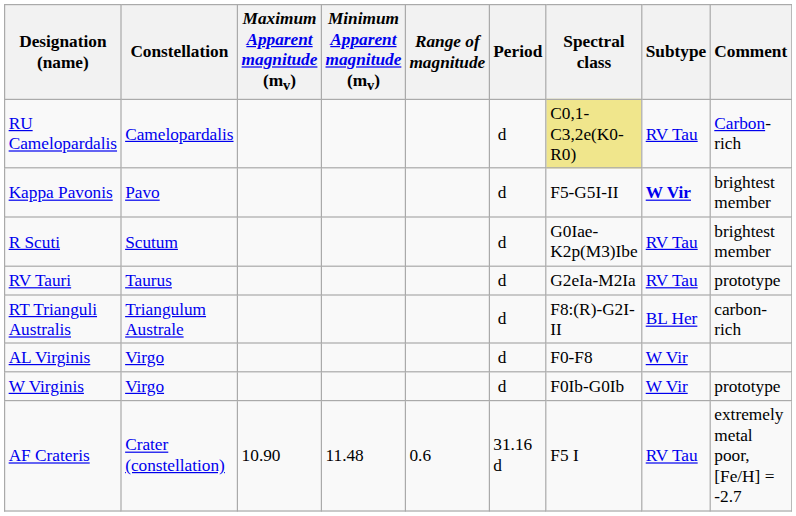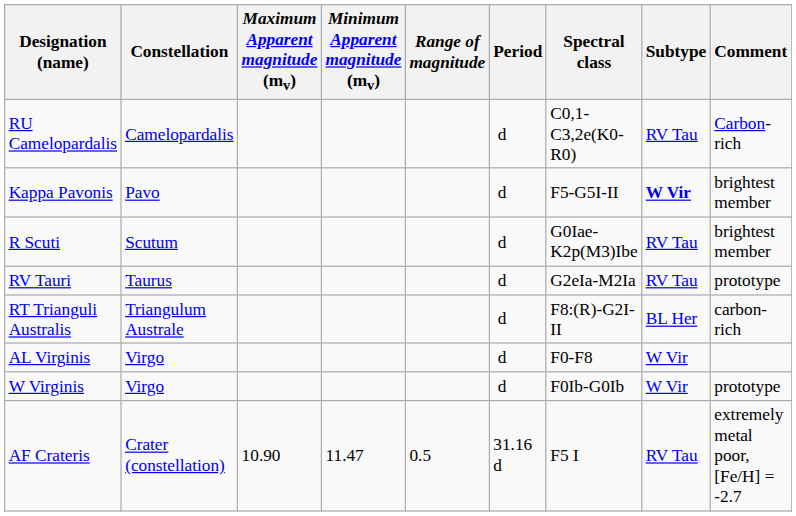(587, 133) khaki background -> (587, 133) no background
(345, 455) 11.48 -> (345, 455) 11.47
(420, 455) 0.6 -> (420, 455) 0.5
